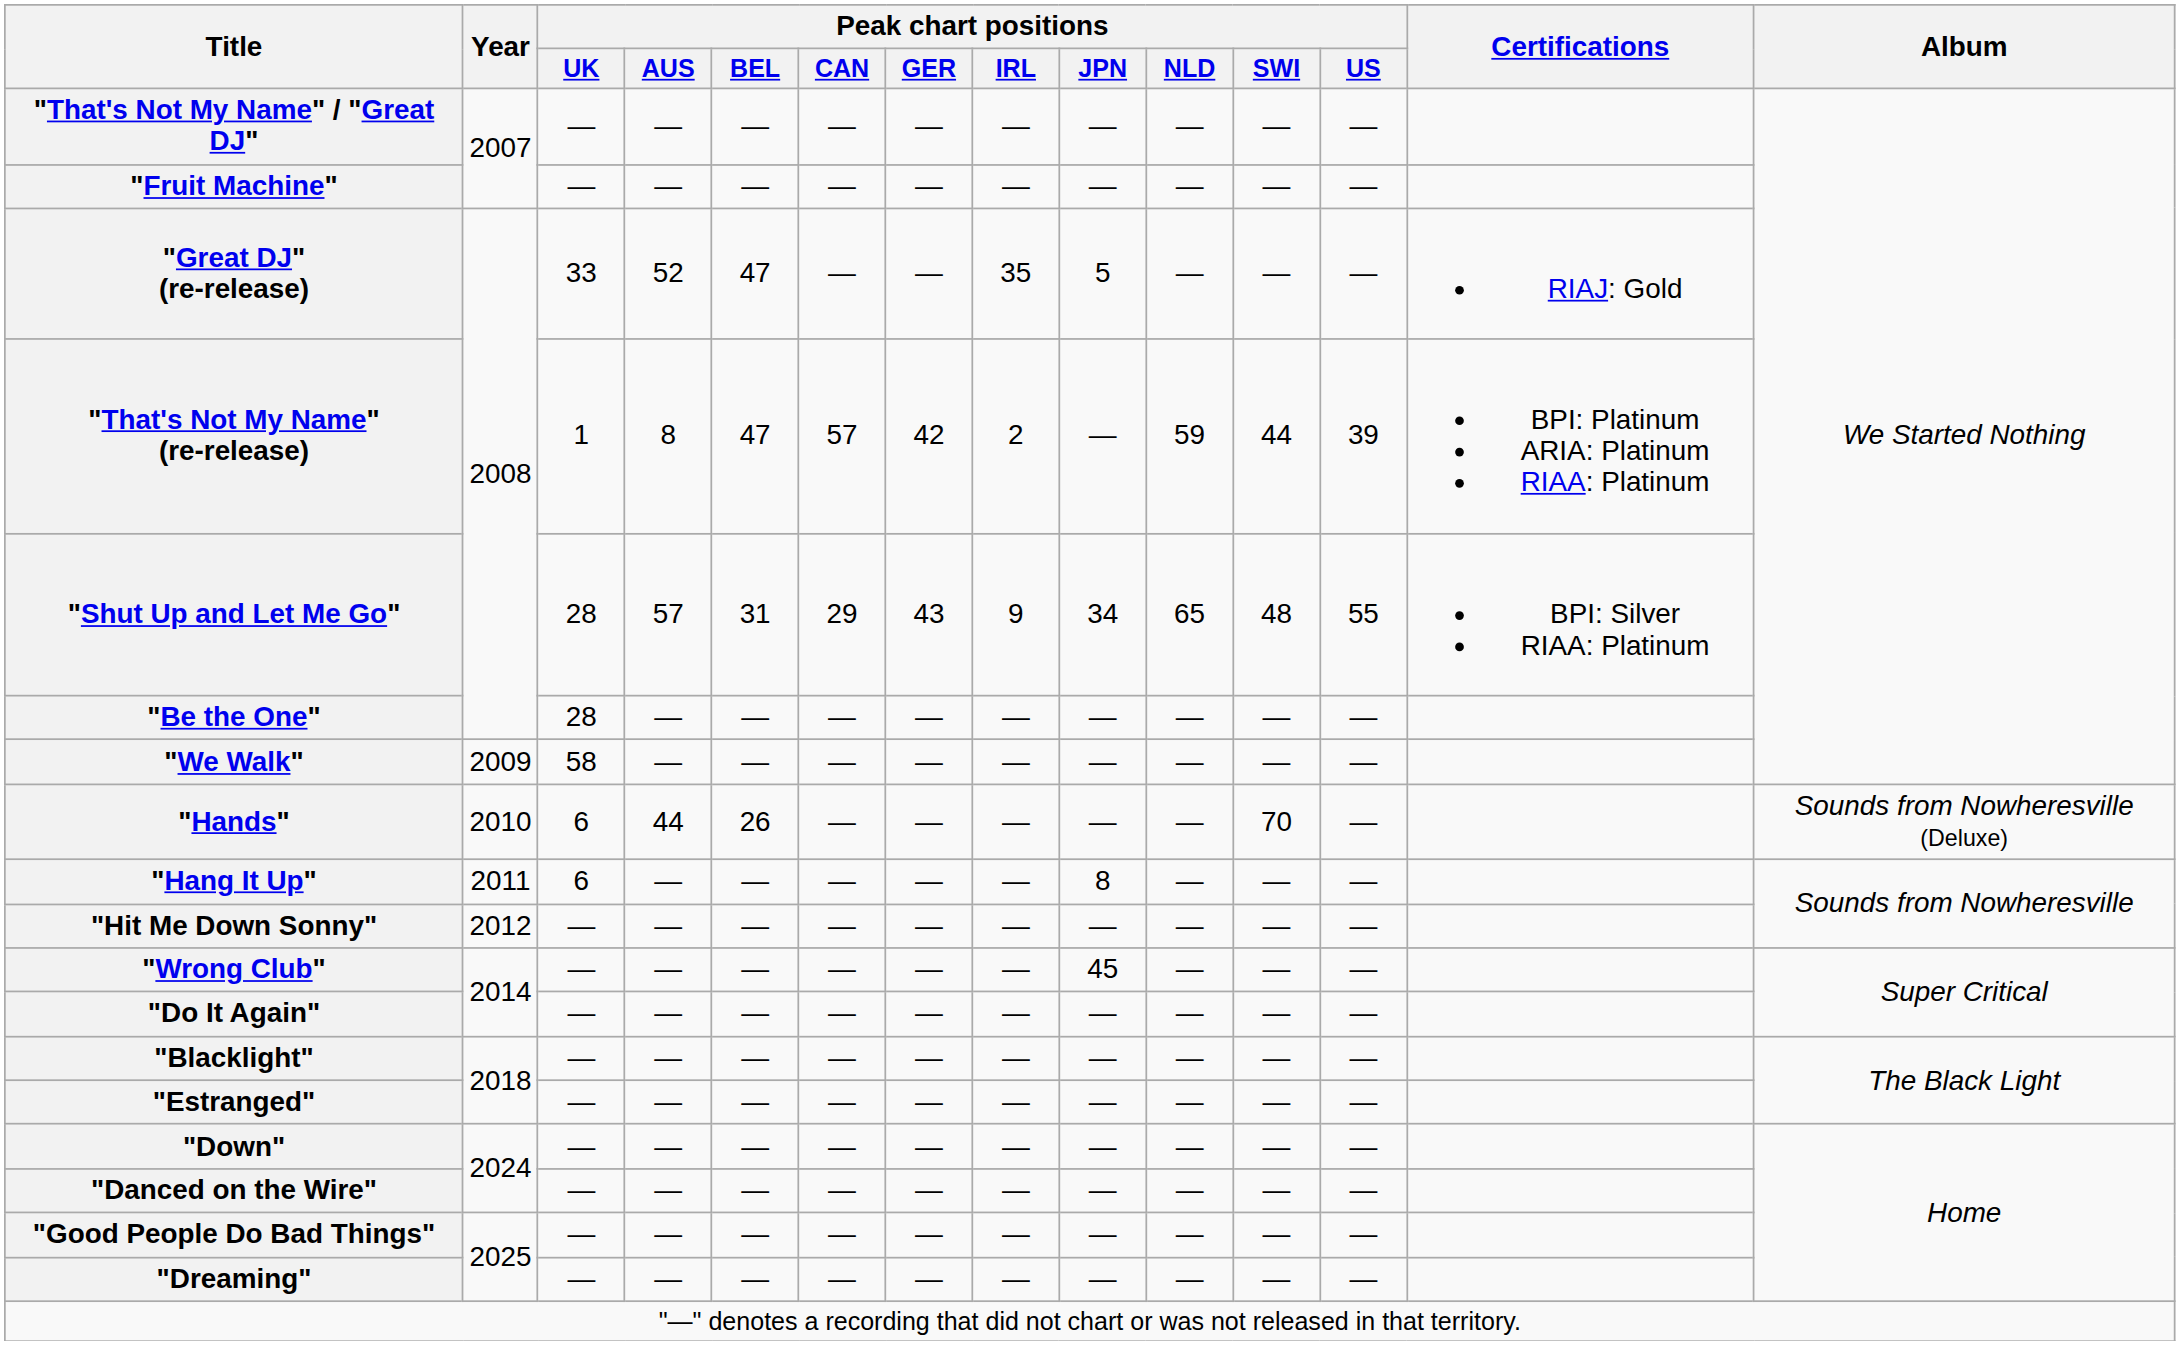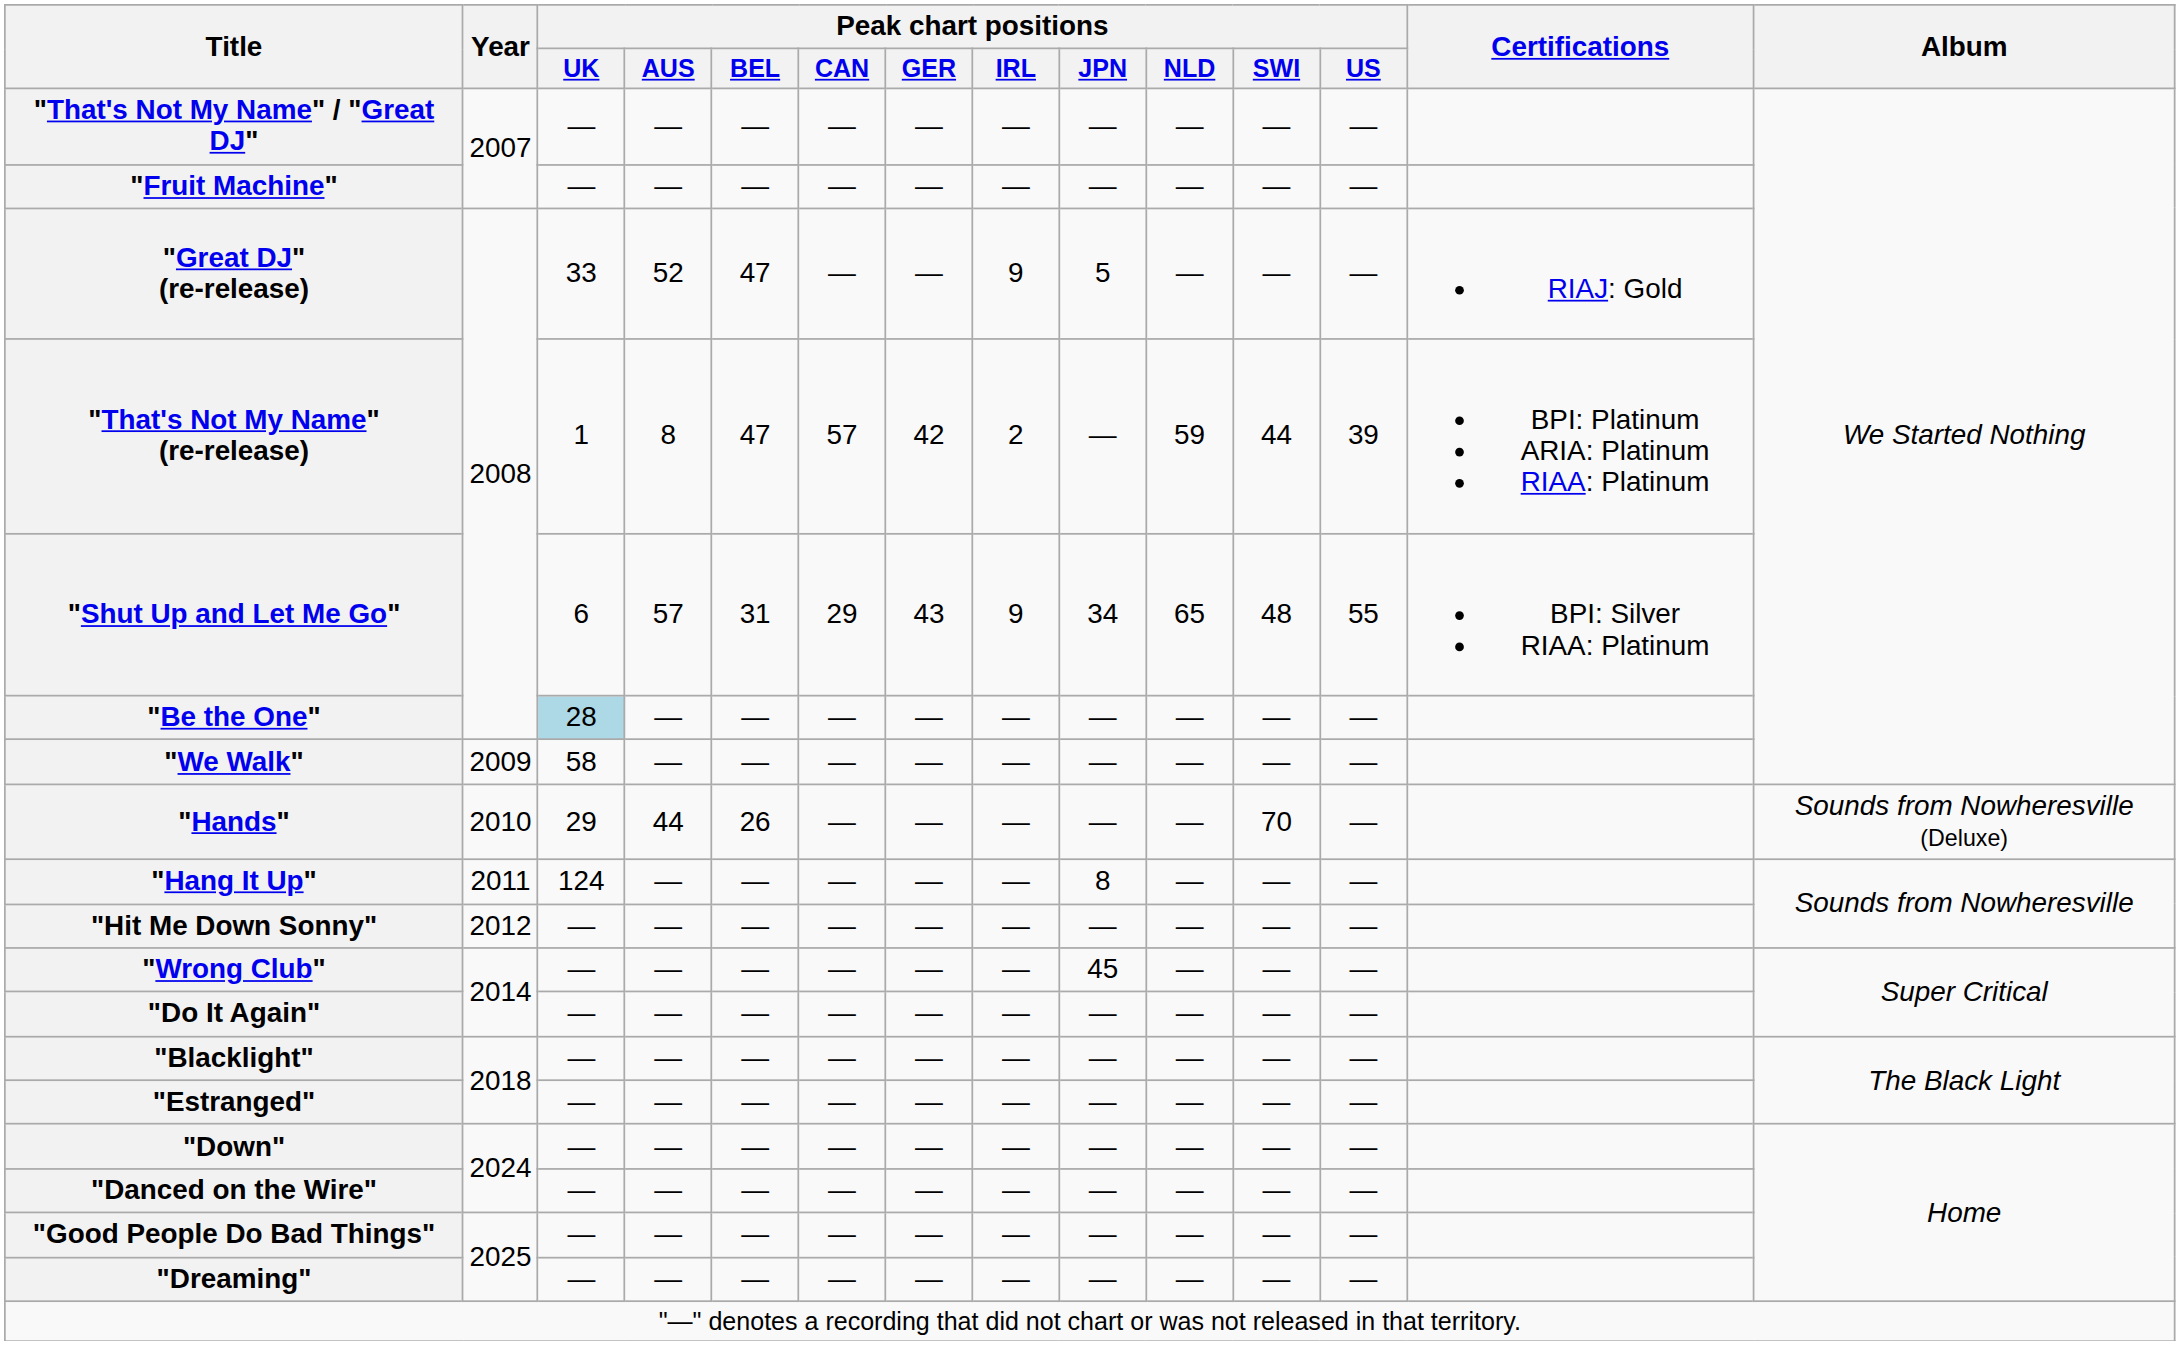(1016, 273) 35 -> (1016, 273) 9
(581, 614) 28 -> (581, 614) 6
(581, 717) no background -> (581, 717) lightblue background
(581, 821) 6 -> (581, 821) 29
(581, 881) 6 -> (581, 881) 124
